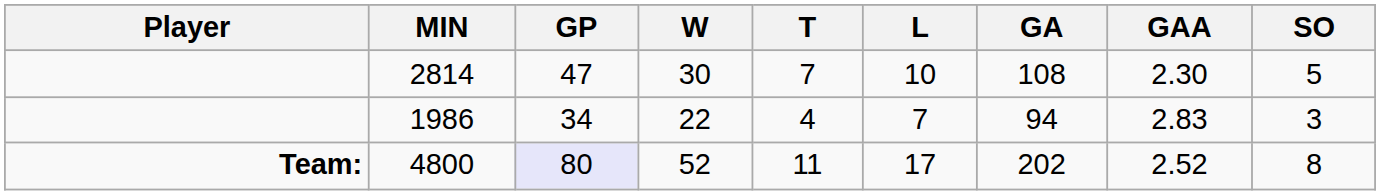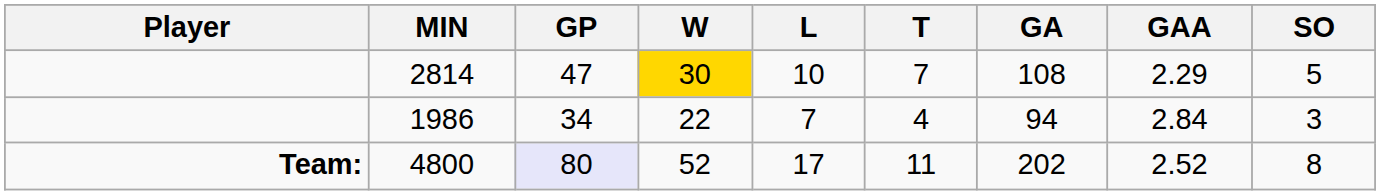columns swapped: (920, 27) <-> (807, 27)
(695, 73) no background -> (695, 73) gold background
(1179, 73) 2.30 -> (1179, 73) 2.29
(1179, 119) 2.83 -> (1179, 119) 2.84
